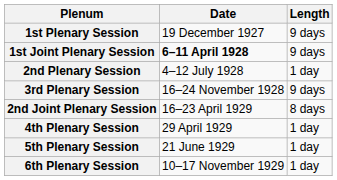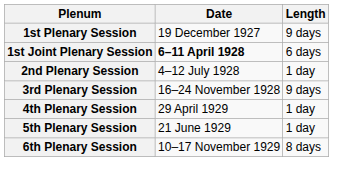(307, 52) 9 days -> (303, 52) 6 days
- row: (82, 109)
(304, 166) 1 day -> (303, 147) 8 days
